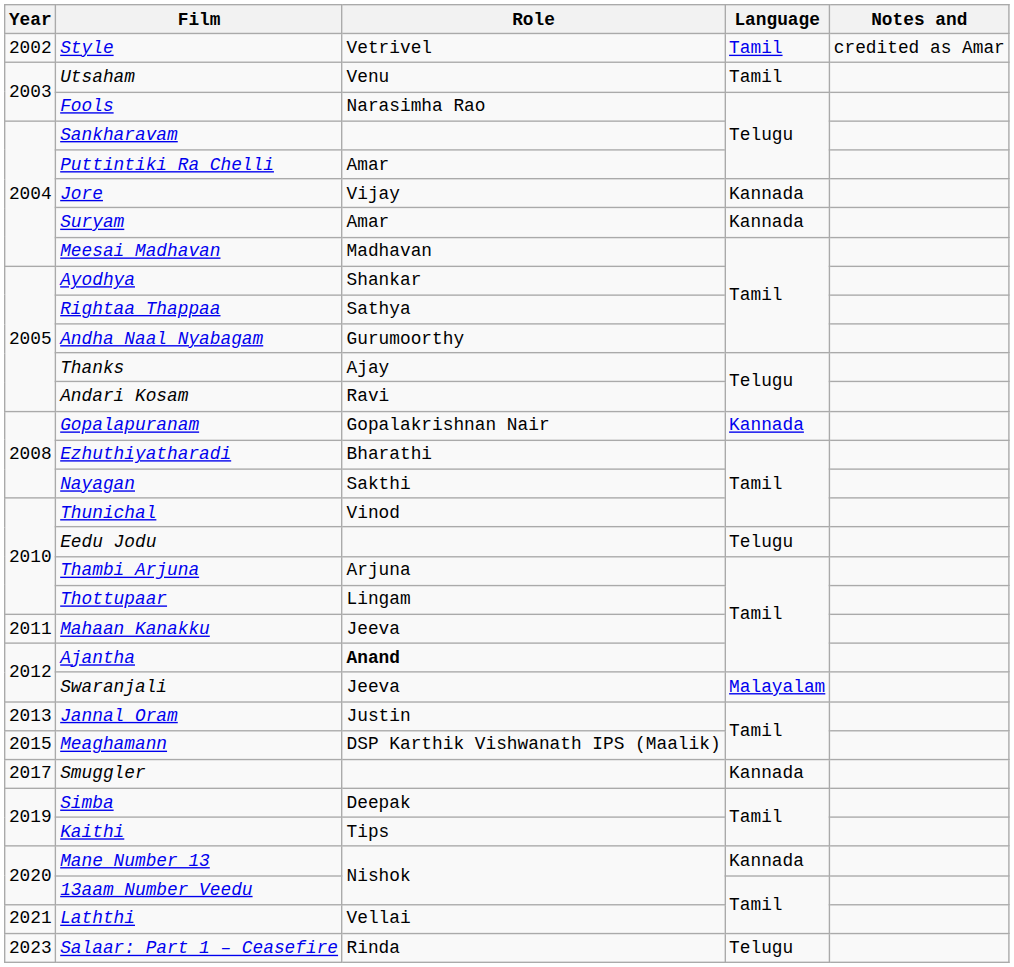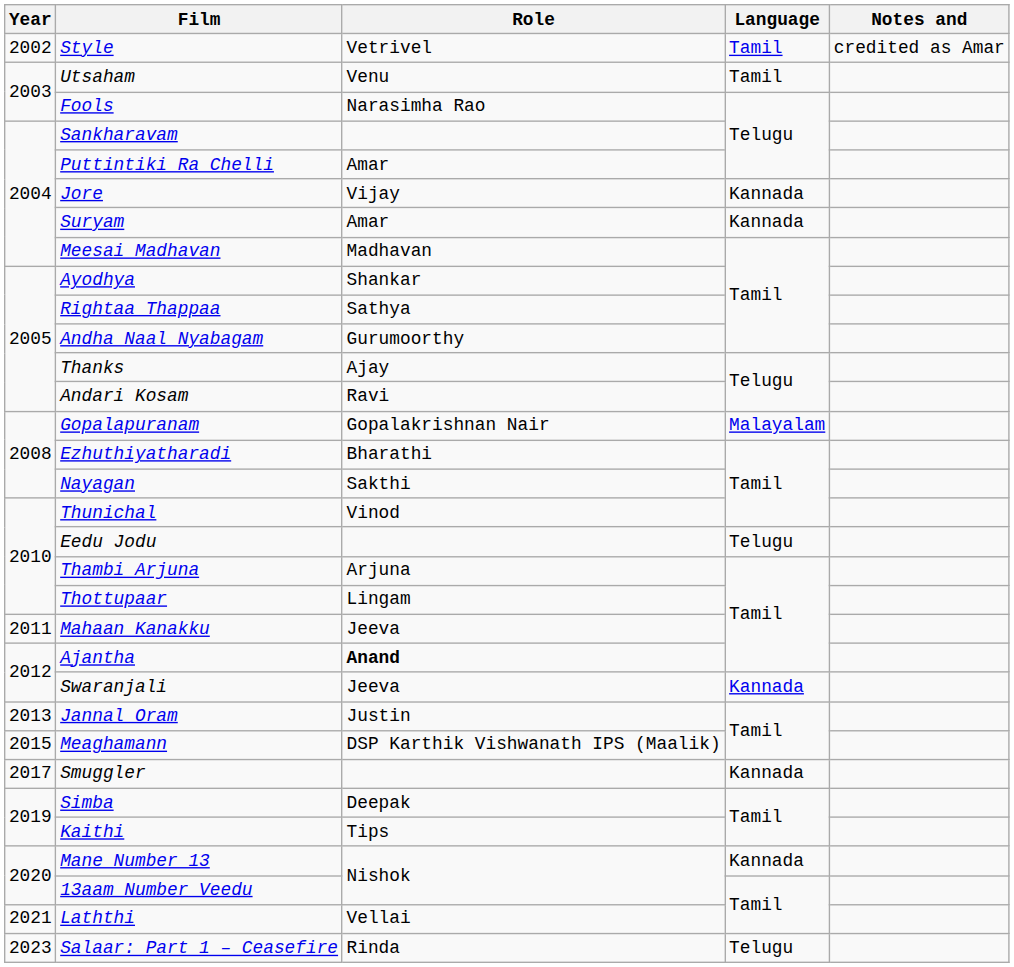(767, 426) Kannada -> (777, 426) Malayalam
(777, 687) Malayalam -> (767, 687) Kannada
